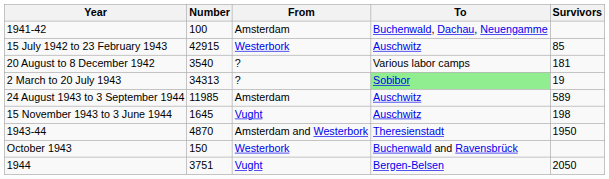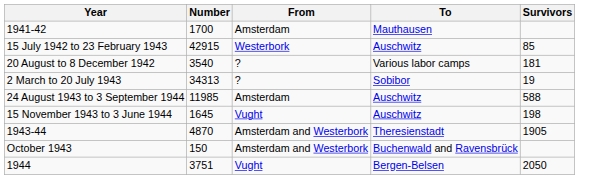+ row: (26, 30)
- row: (26, 30)
(391, 81) lightgreen background -> (391, 81) no background
(562, 98) 589 -> (532, 98) 588
(564, 132) 1950 -> (535, 132) 1905
(262, 149) Westerbork -> (301, 149) Amsterdam and Westerbork
